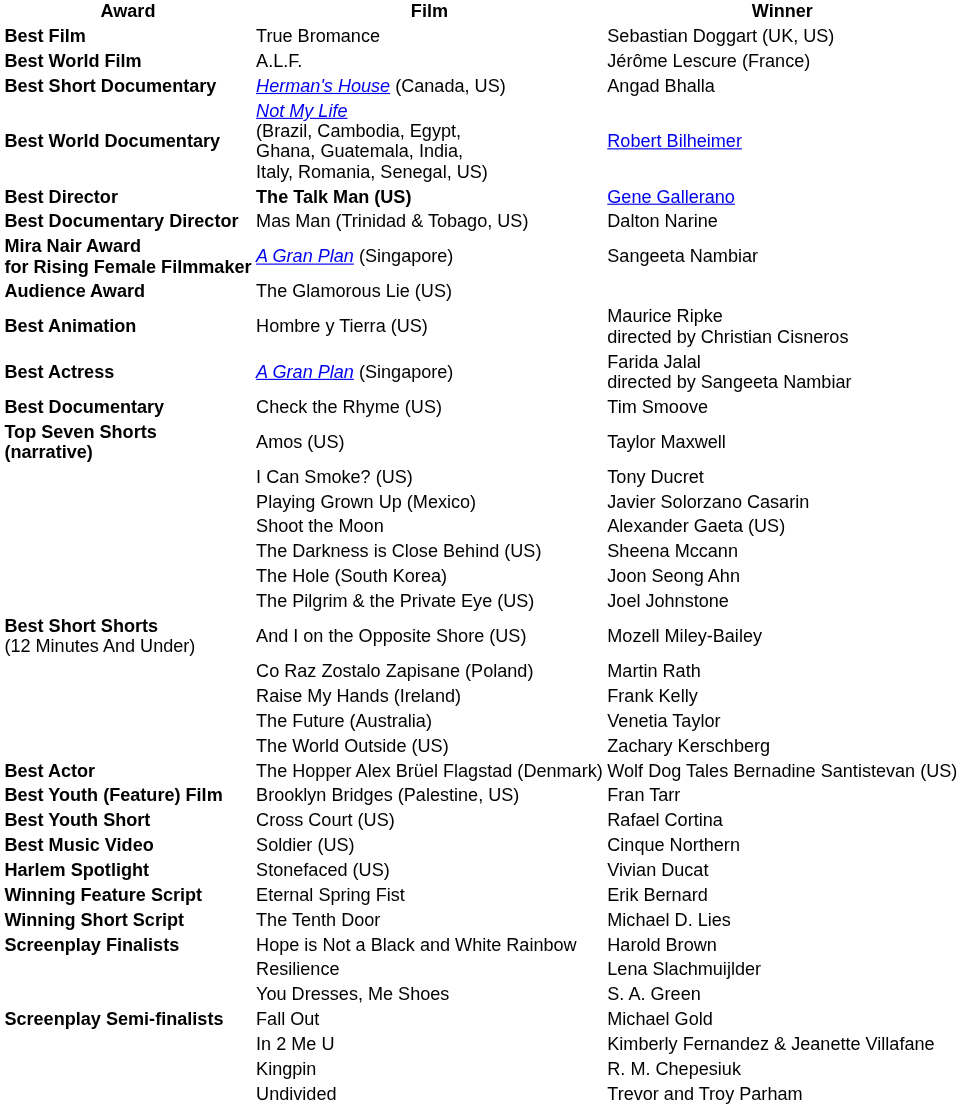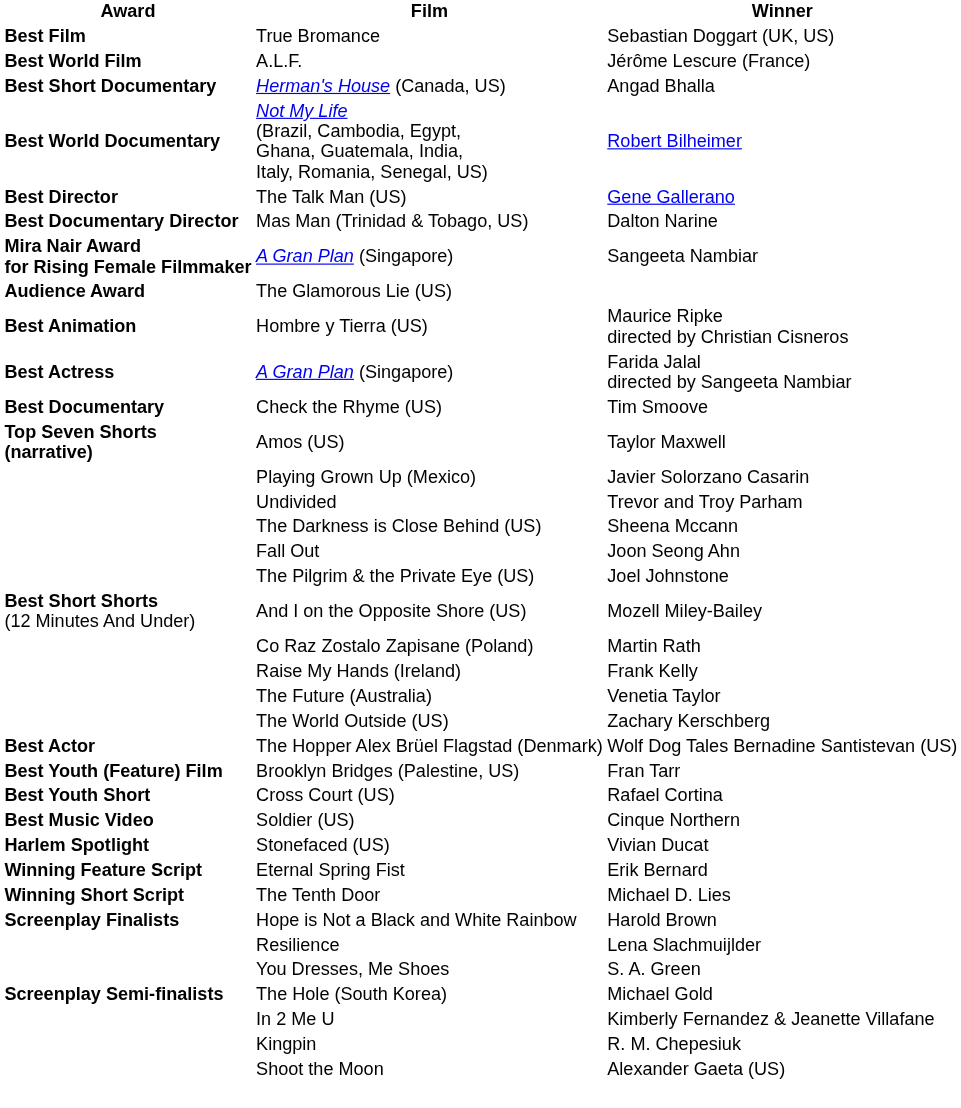(334, 196) bold -> (331, 196) normal
- row: (656, 477)
rows swapped: (696, 526) <-> (705, 1094)
(352, 576) The Hole (South Korea) -> (288, 551) Fall Out
(288, 1019) Fall Out -> (352, 994) The Hole (South Korea)
